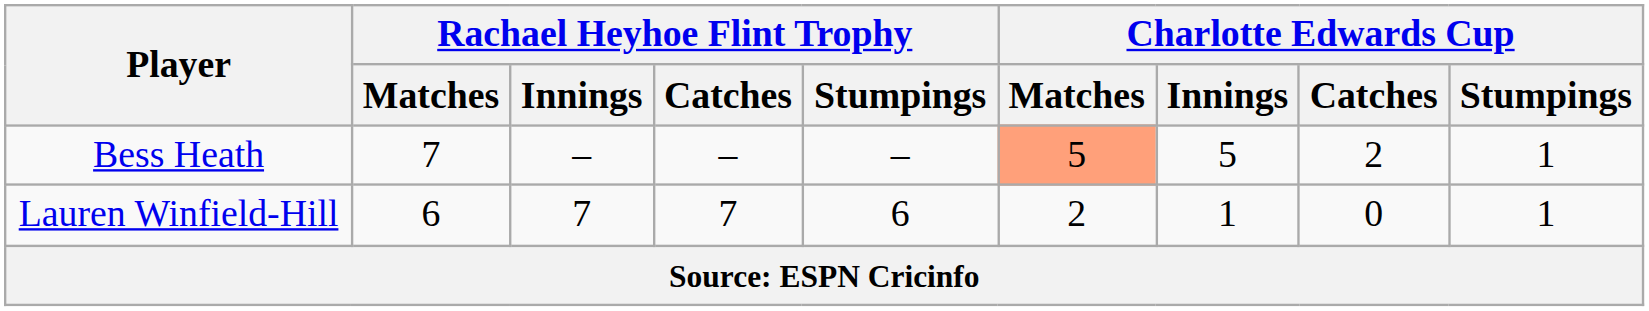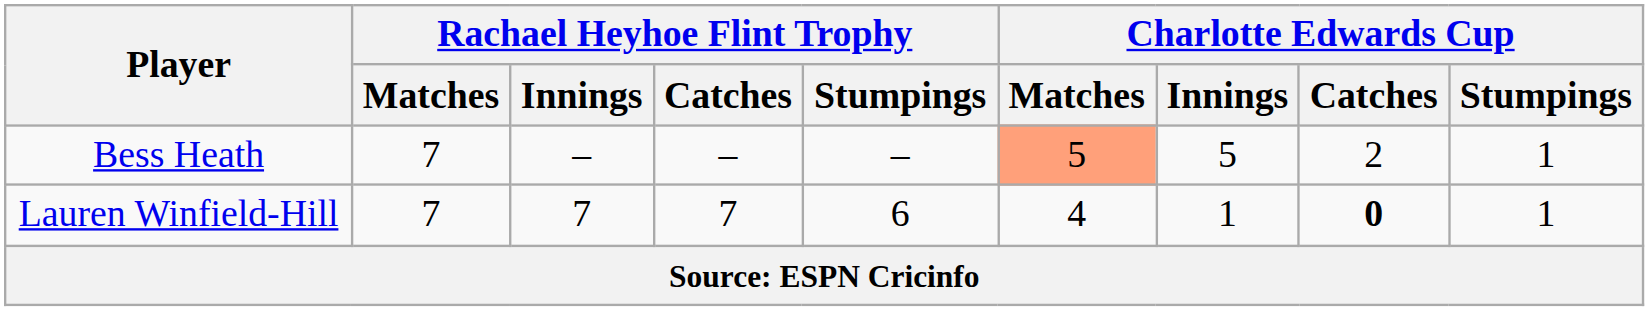(431, 214) 6 -> (431, 214) 7
(1077, 214) 2 -> (1077, 214) 4
(1374, 214) normal -> (1374, 214) bold
